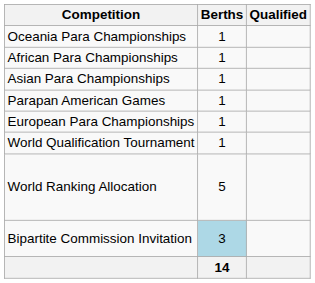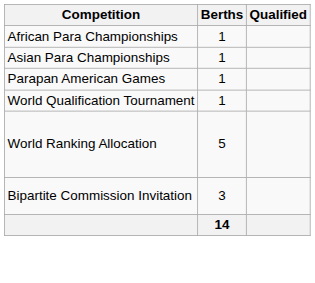- row: (97, 36)
- row: (101, 121)
(222, 238) lightblue background -> (222, 195) no background
